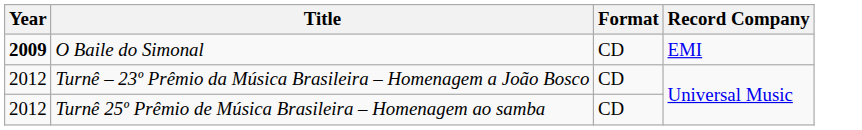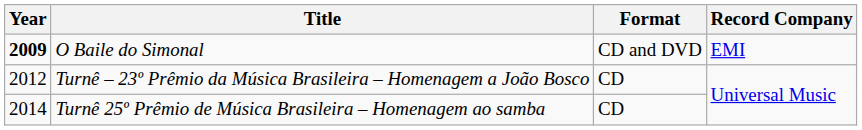(611, 49) CD -> (650, 49) CD and DVD
(28, 109) 2012 -> (28, 109) 2014
